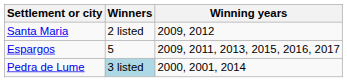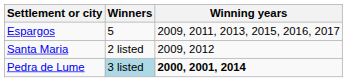rows swapped: (31, 49) <-> (38, 31)
(202, 67) normal -> (202, 67) bold
